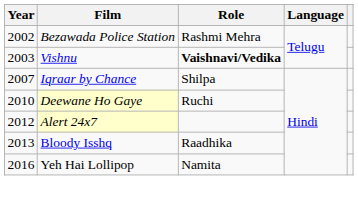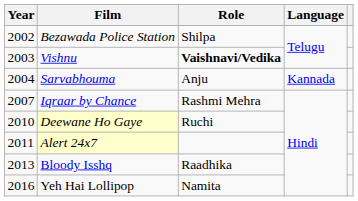(221, 36) Rashmi Mehra -> (198, 36) Shilpa
+ row: (78, 79)
(198, 79) Shilpa -> (221, 100) Rashmi Mehra
(21, 121) 2012 -> (21, 143) 2011
